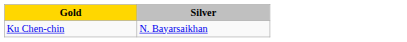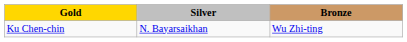+ column: (336, 12)
